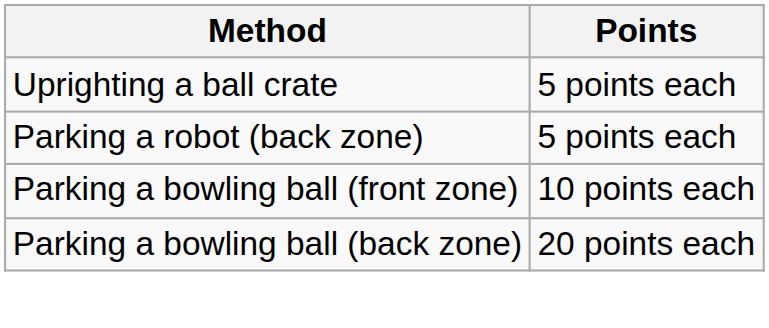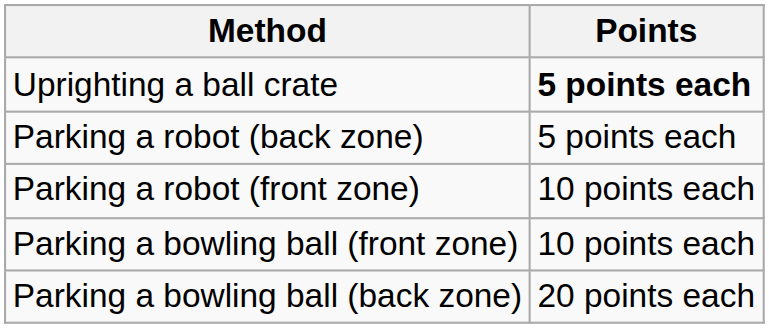(637, 84) normal -> (644, 84) bold
+ row: (216, 190)
